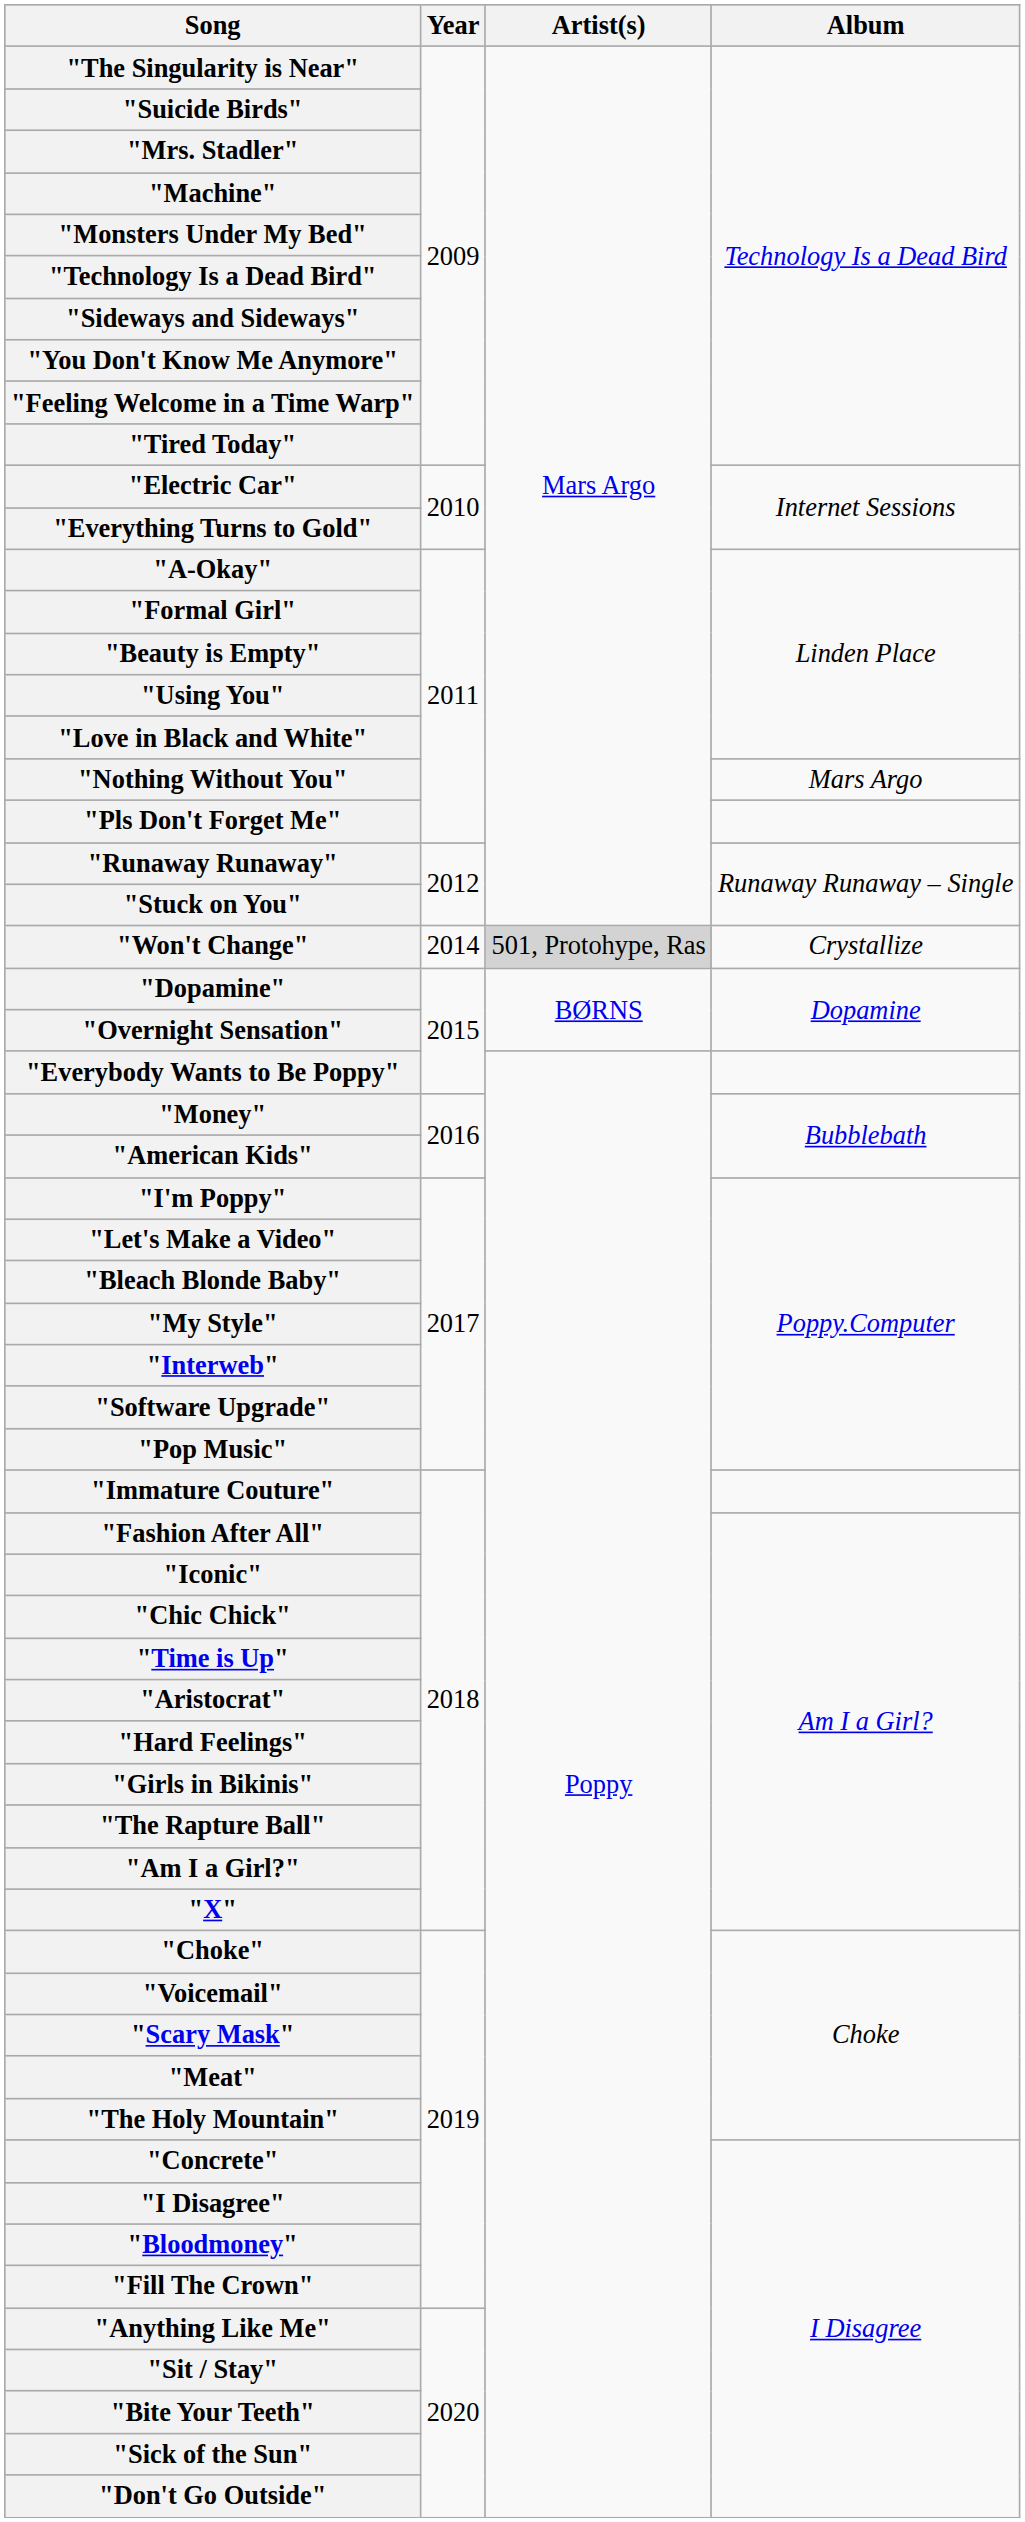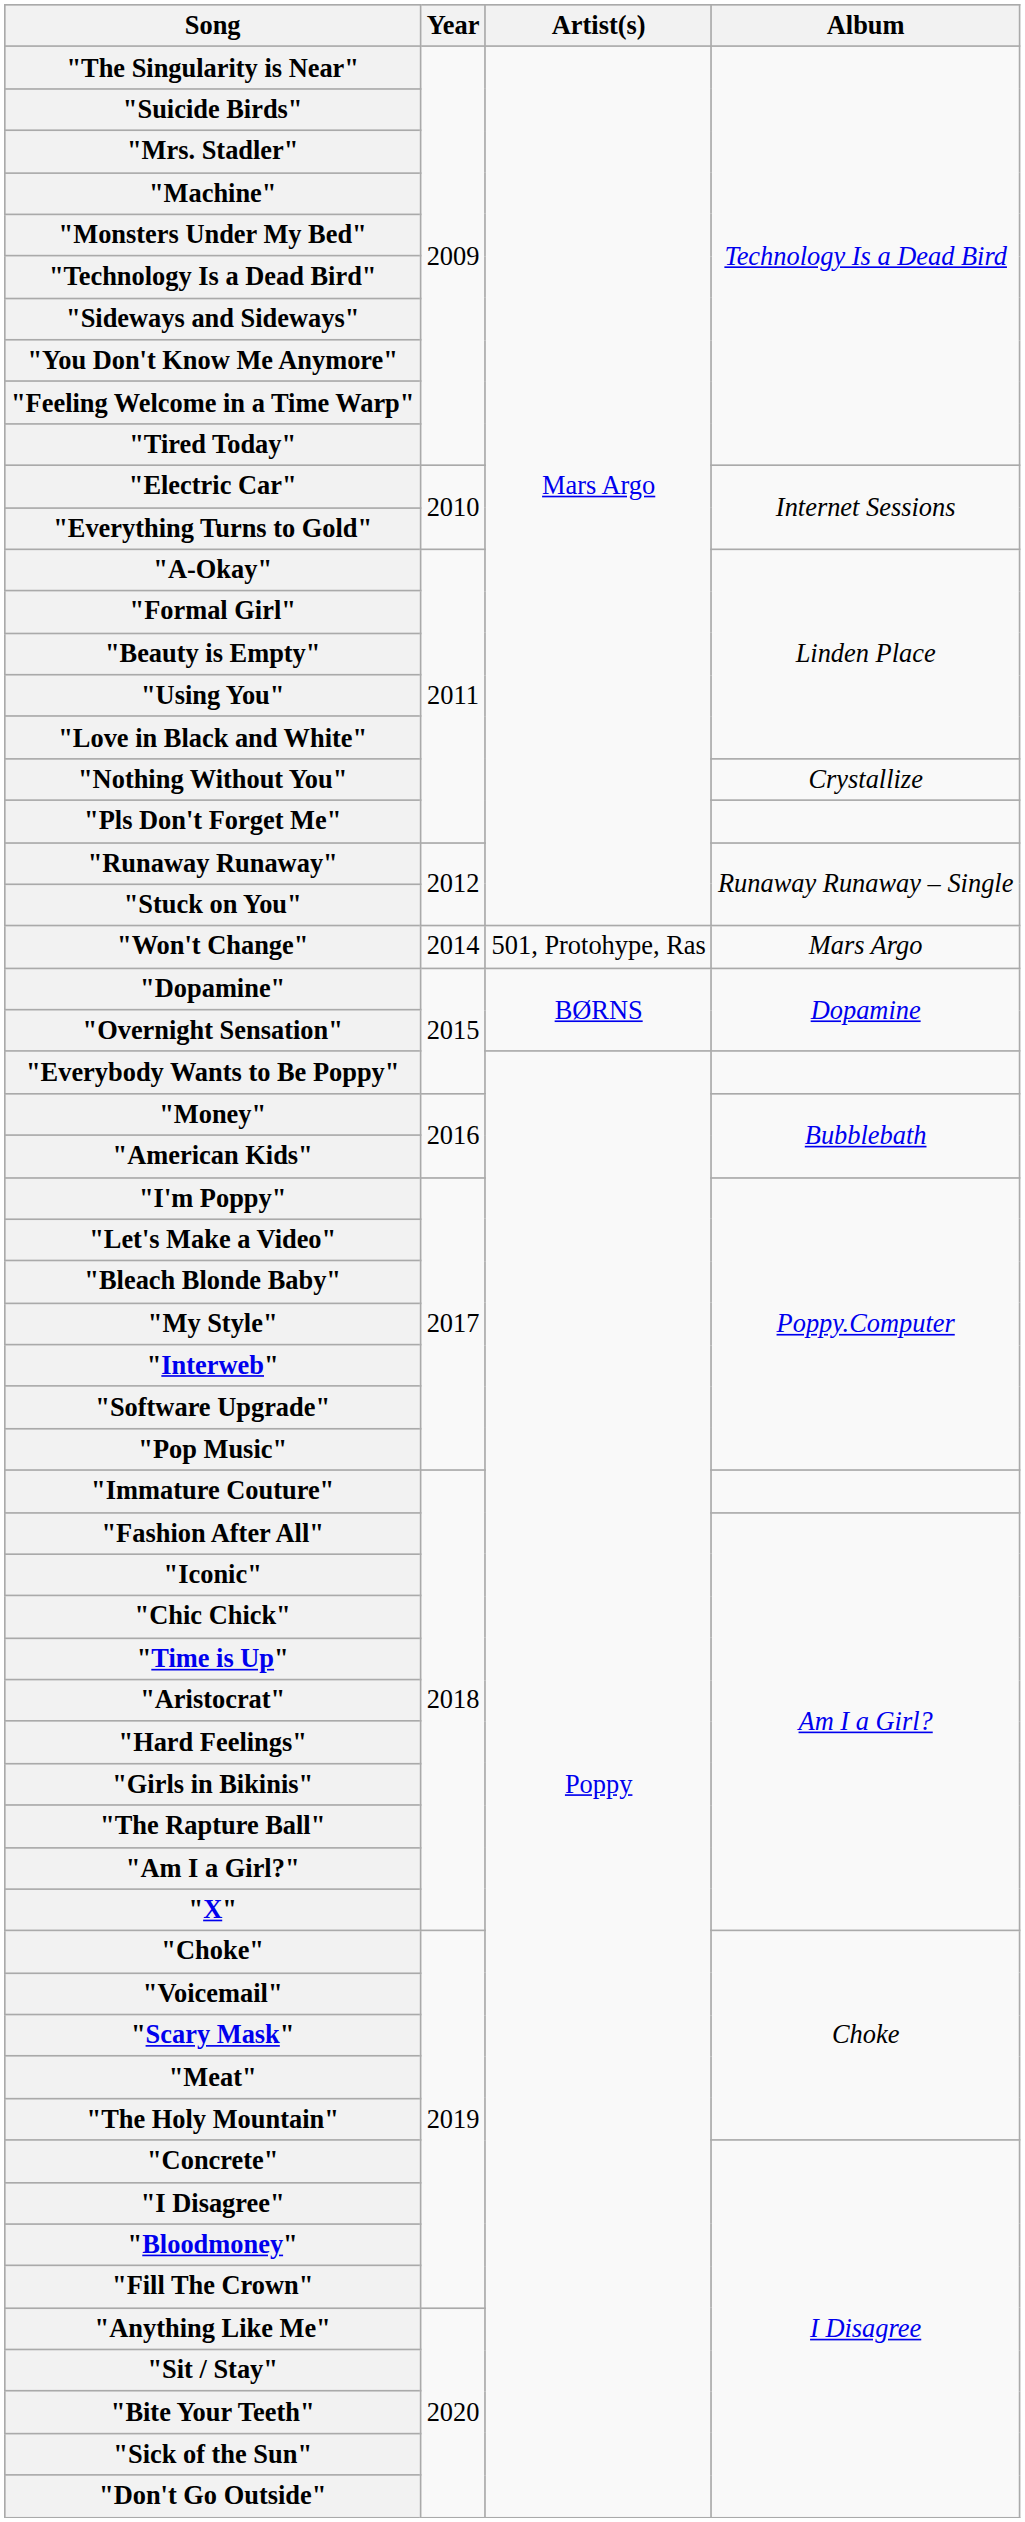(866, 779) Mars Argo -> (866, 779) Crystallize
(599, 946) lightgrey background -> (599, 946) no background
(866, 946) Crystallize -> (866, 946) Mars Argo
